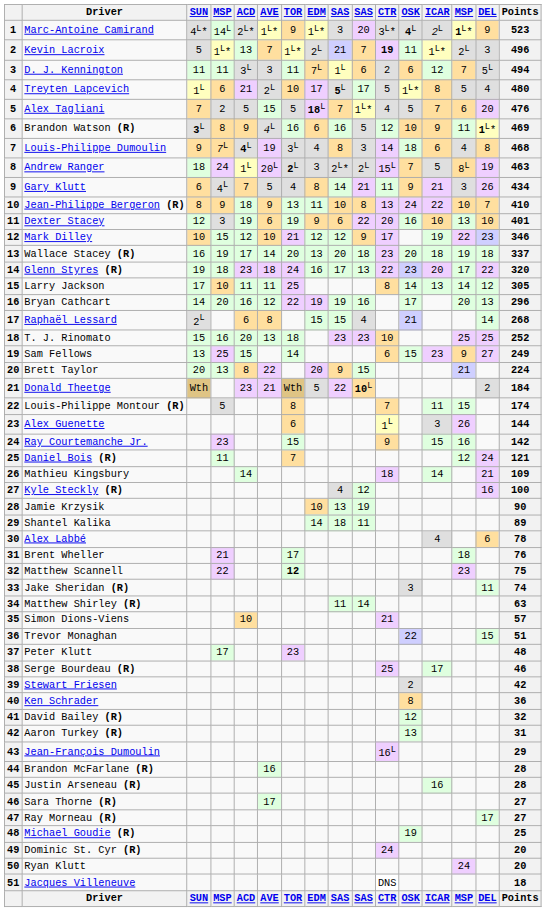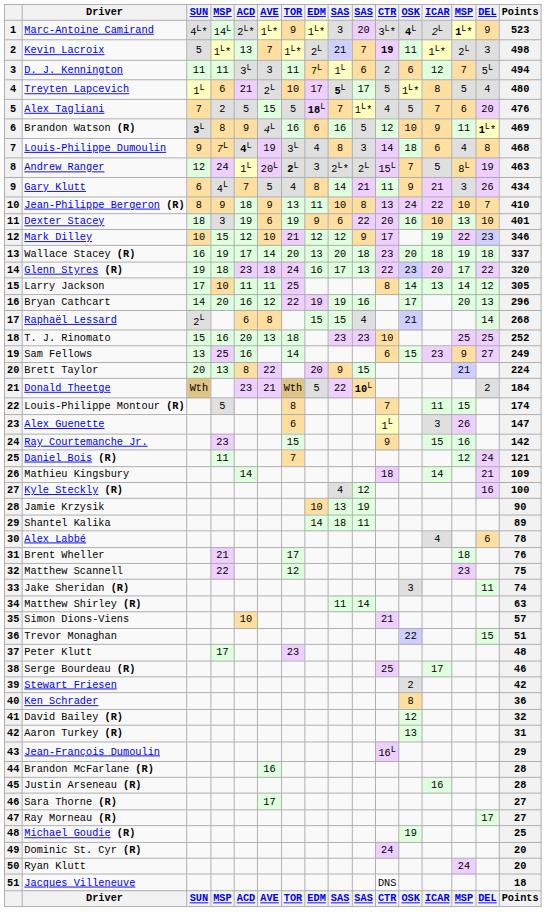(520, 50) 496 -> (520, 50) 498
(199, 168) 18 -> (199, 168) 12
(199, 221) 12 -> (199, 221) 18
(246, 354) 15 -> (246, 354) 16
(520, 424) 144 -> (520, 424) 147
(293, 572) bold -> (293, 572) normal
